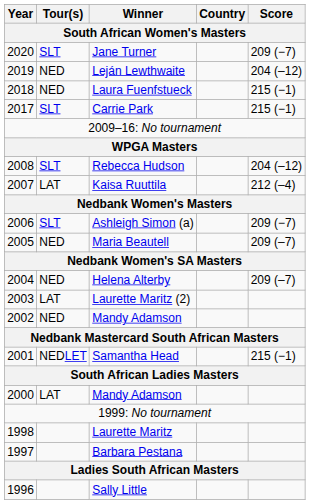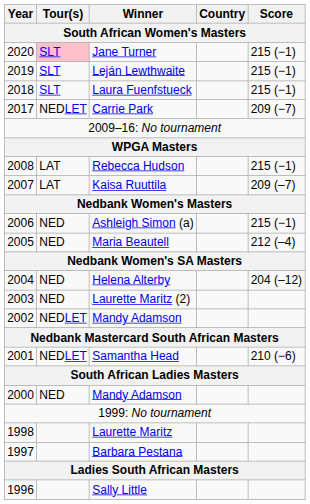(50, 52) no background -> (50, 52) pink background
(273, 52) 209 (−7) -> (273, 52) 215 (−1)
(52, 71) NED -> (50, 71) SLT
(276, 71) 204 (–12) -> (273, 71) 215 (−1)
(52, 90) NED -> (50, 90) SLT
(50, 109) SLT -> (63, 109) NEDLET
(273, 109) 215 (−1) -> (273, 109) 209 (−7)
(50, 166) SLT -> (50, 166) LAT
(276, 166) 204 (–12) -> (273, 166) 215 (−1)
(273, 185) 212 (–4) -> (273, 185) 209 (–7)
(50, 223) SLT -> (52, 223) NED
(273, 223) 209 (−7) -> (273, 223) 215 (−1)
(273, 242) 209 (–7) -> (273, 242) 212 (–4)
(273, 280) 209 (–7) -> (276, 280) 204 (–12)
(50, 299) LAT -> (52, 299) NED
(52, 318) NED -> (63, 318) NEDLET
(273, 356) 215 (−1) -> (273, 356) 210 (−6)
(50, 394) LAT -> (52, 394) NED
